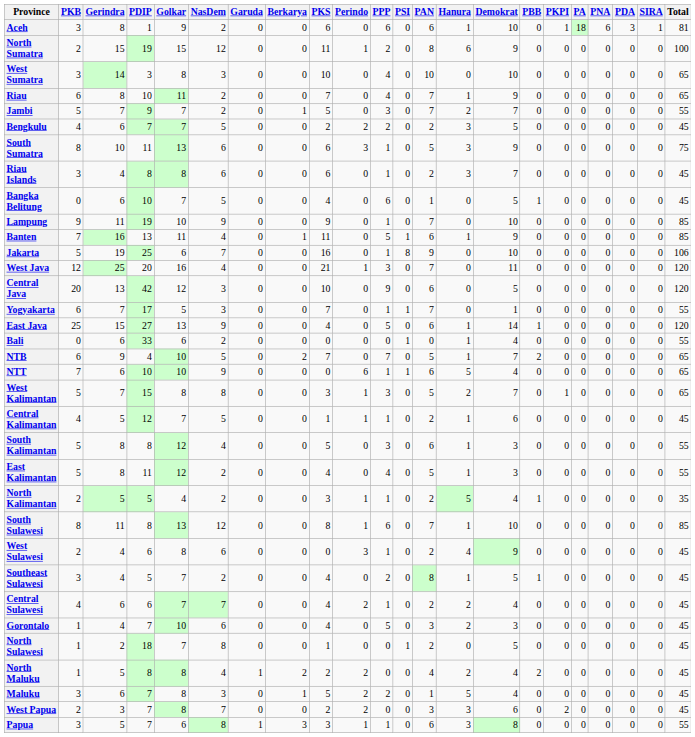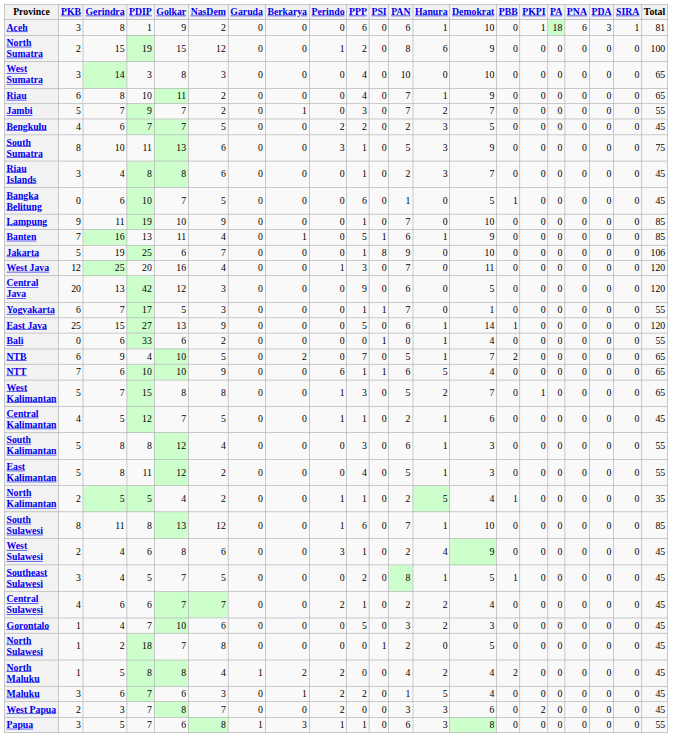- column: (321, 12)
(223, 578) 2 -> (223, 578) 5
(184, 694) 8 -> (184, 694) 6
